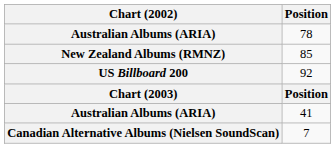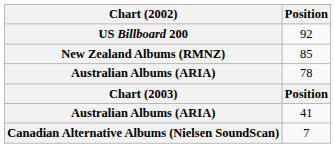rows swapped: (306, 34) <-> (306, 73)
